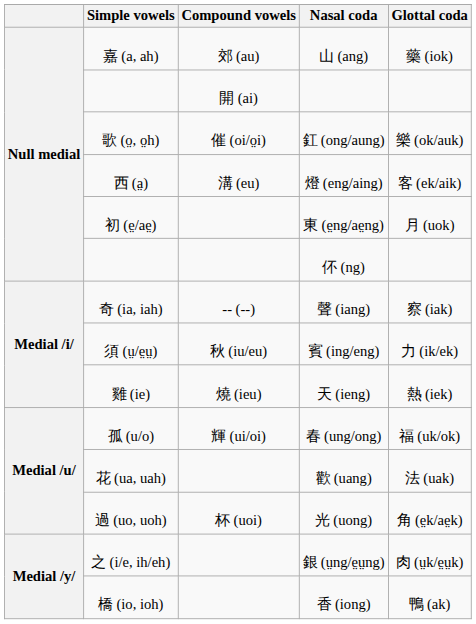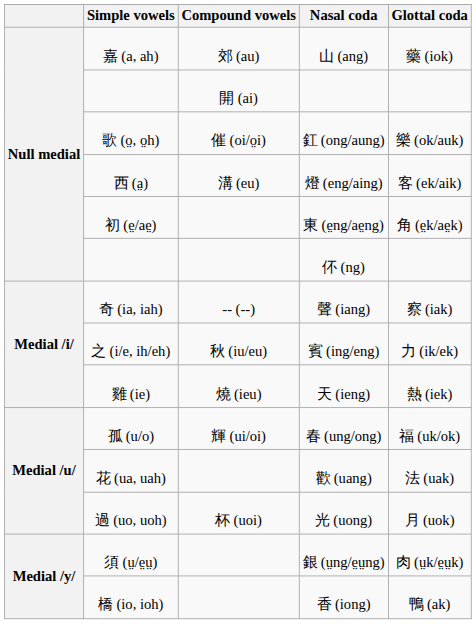(430, 225) 月 (uok) -> (430, 225) 角 (e̤k/ae̤k)
(131, 351) 須 (ṳ/e̤ṳ) -> (131, 351) 之 (i/e, ih/eh)
(430, 520) 角 (e̤k/ae̤k) -> (430, 520) 月 (uok)
(131, 562) 之 (i/e, ih/eh) -> (131, 562) 須 (ṳ/e̤ṳ)
